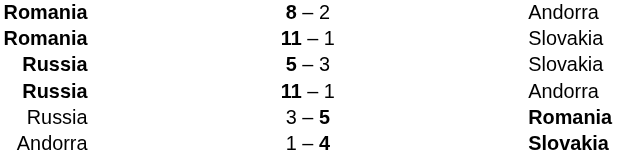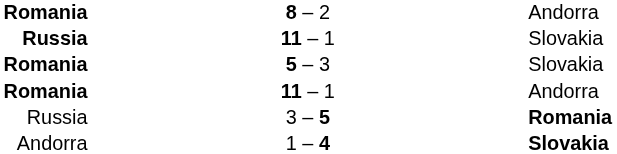(46, 38) Romania -> (55, 38) Russia
(55, 64) Russia -> (46, 64) Romania
(55, 91) Russia -> (46, 91) Romania
